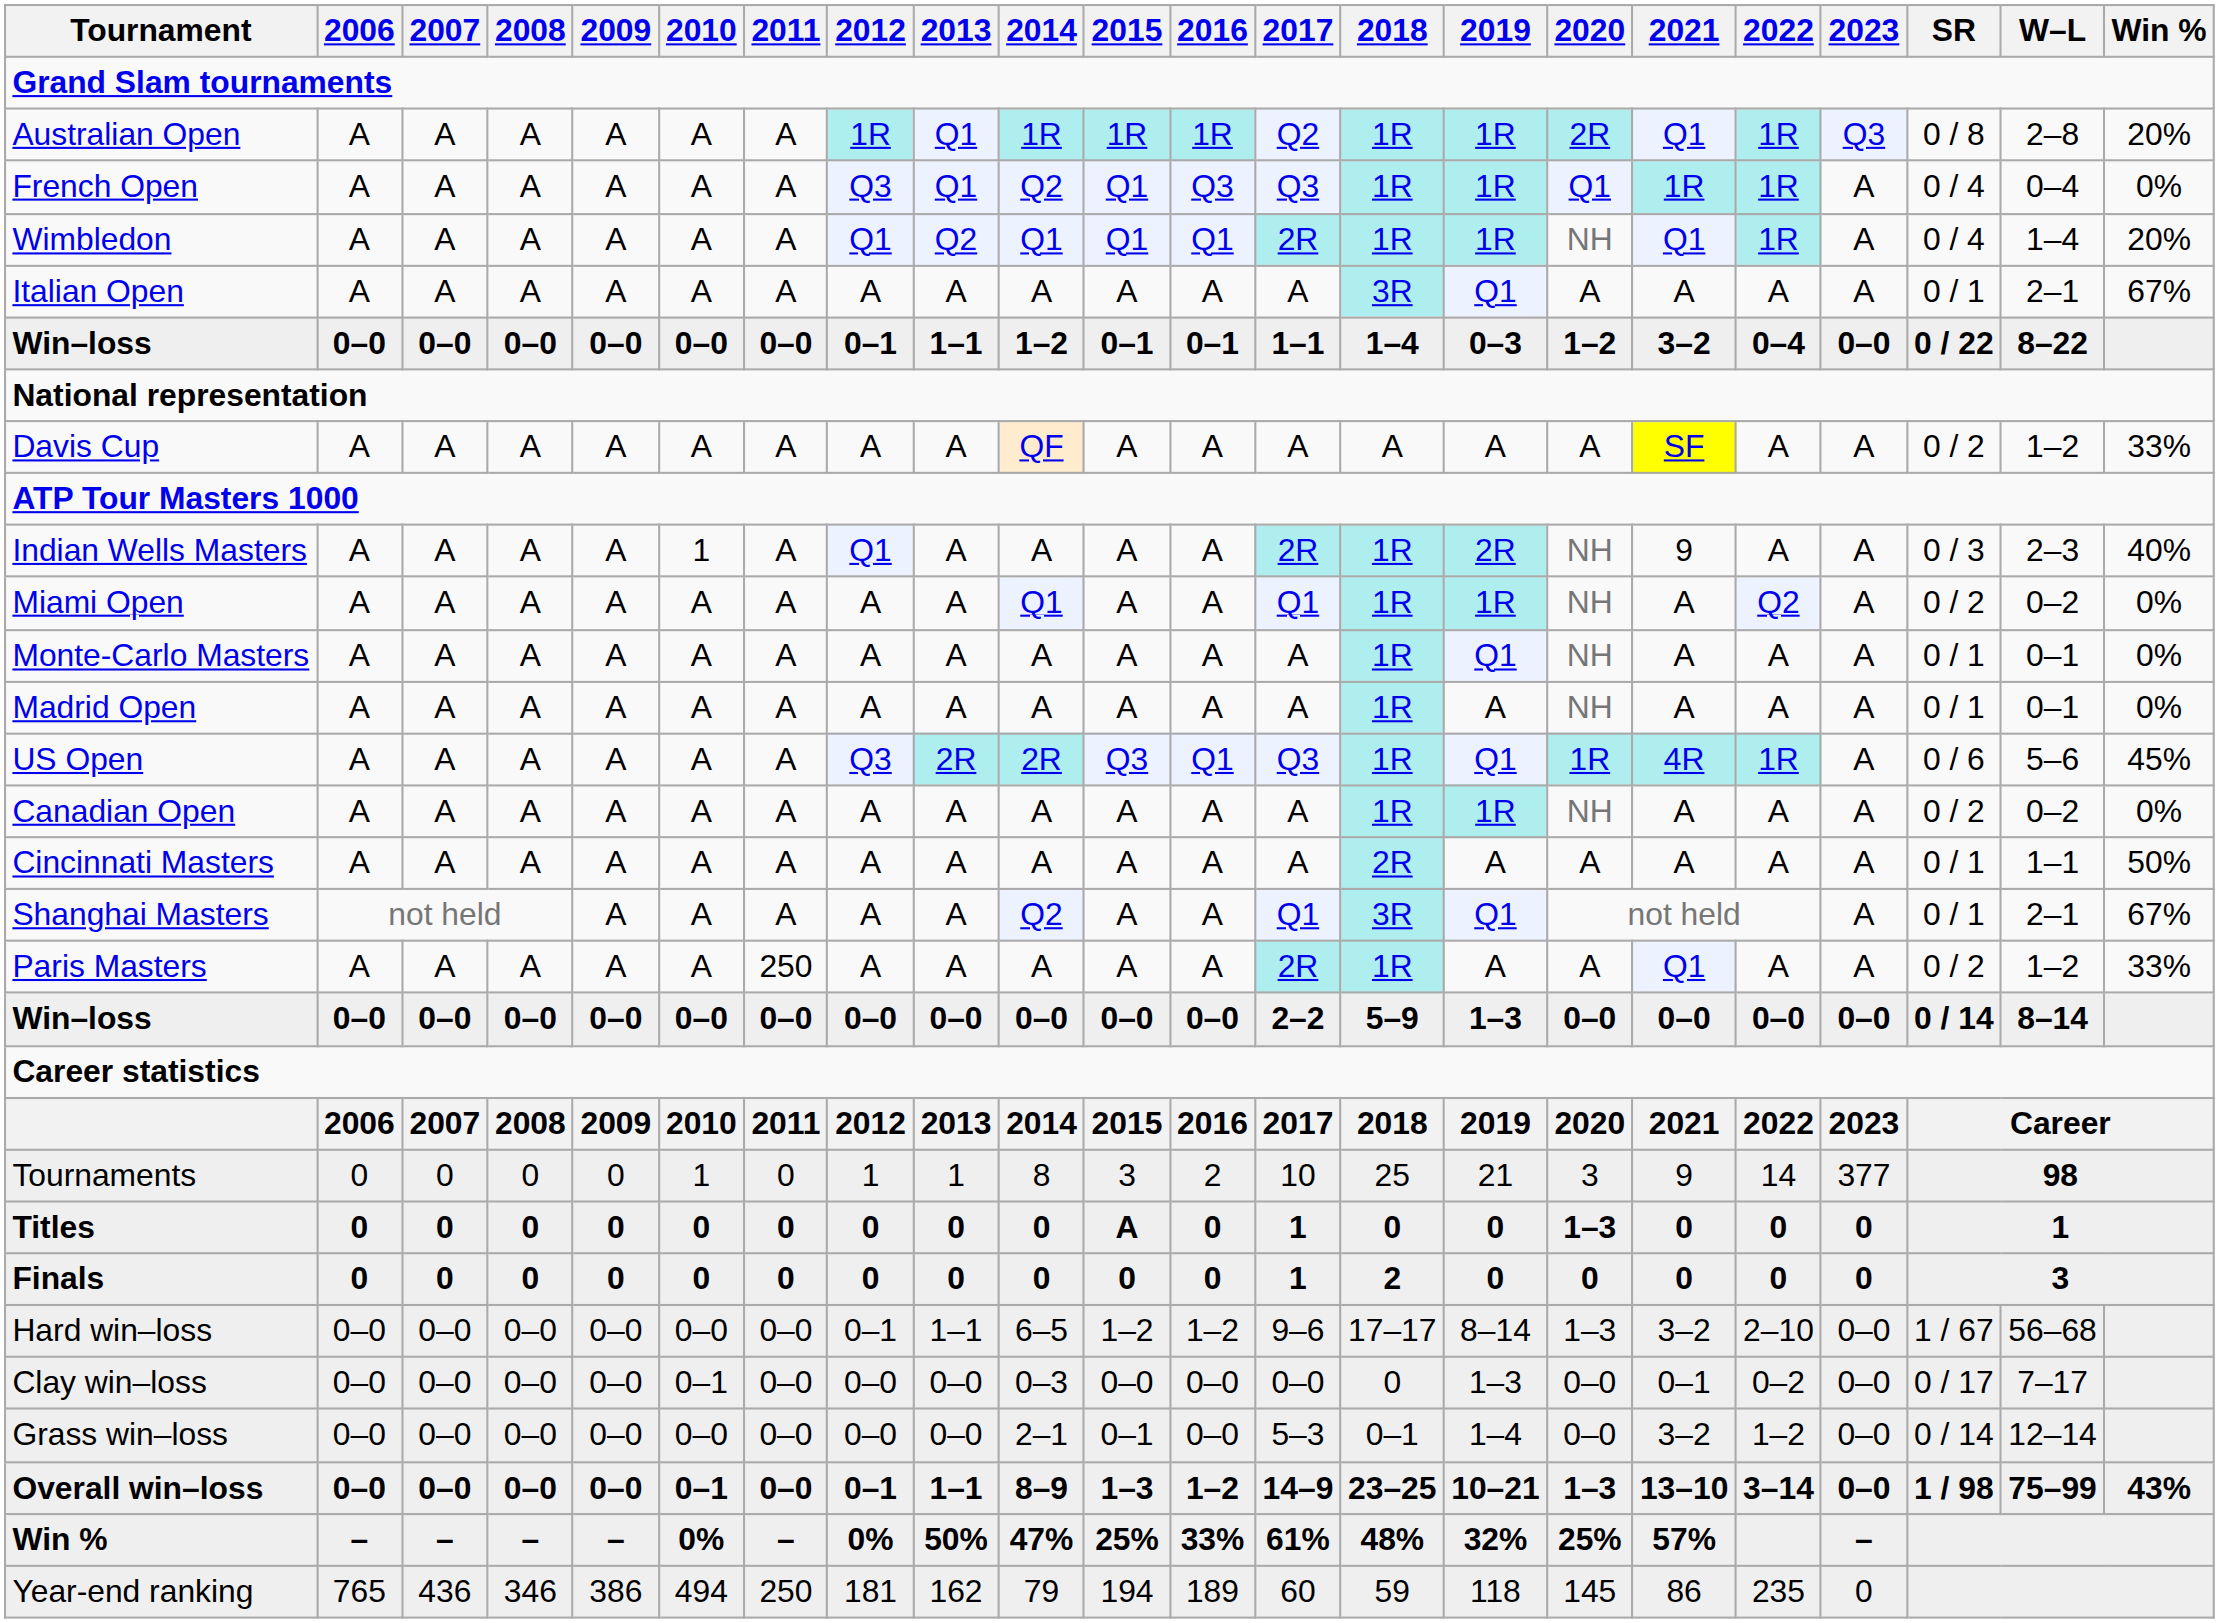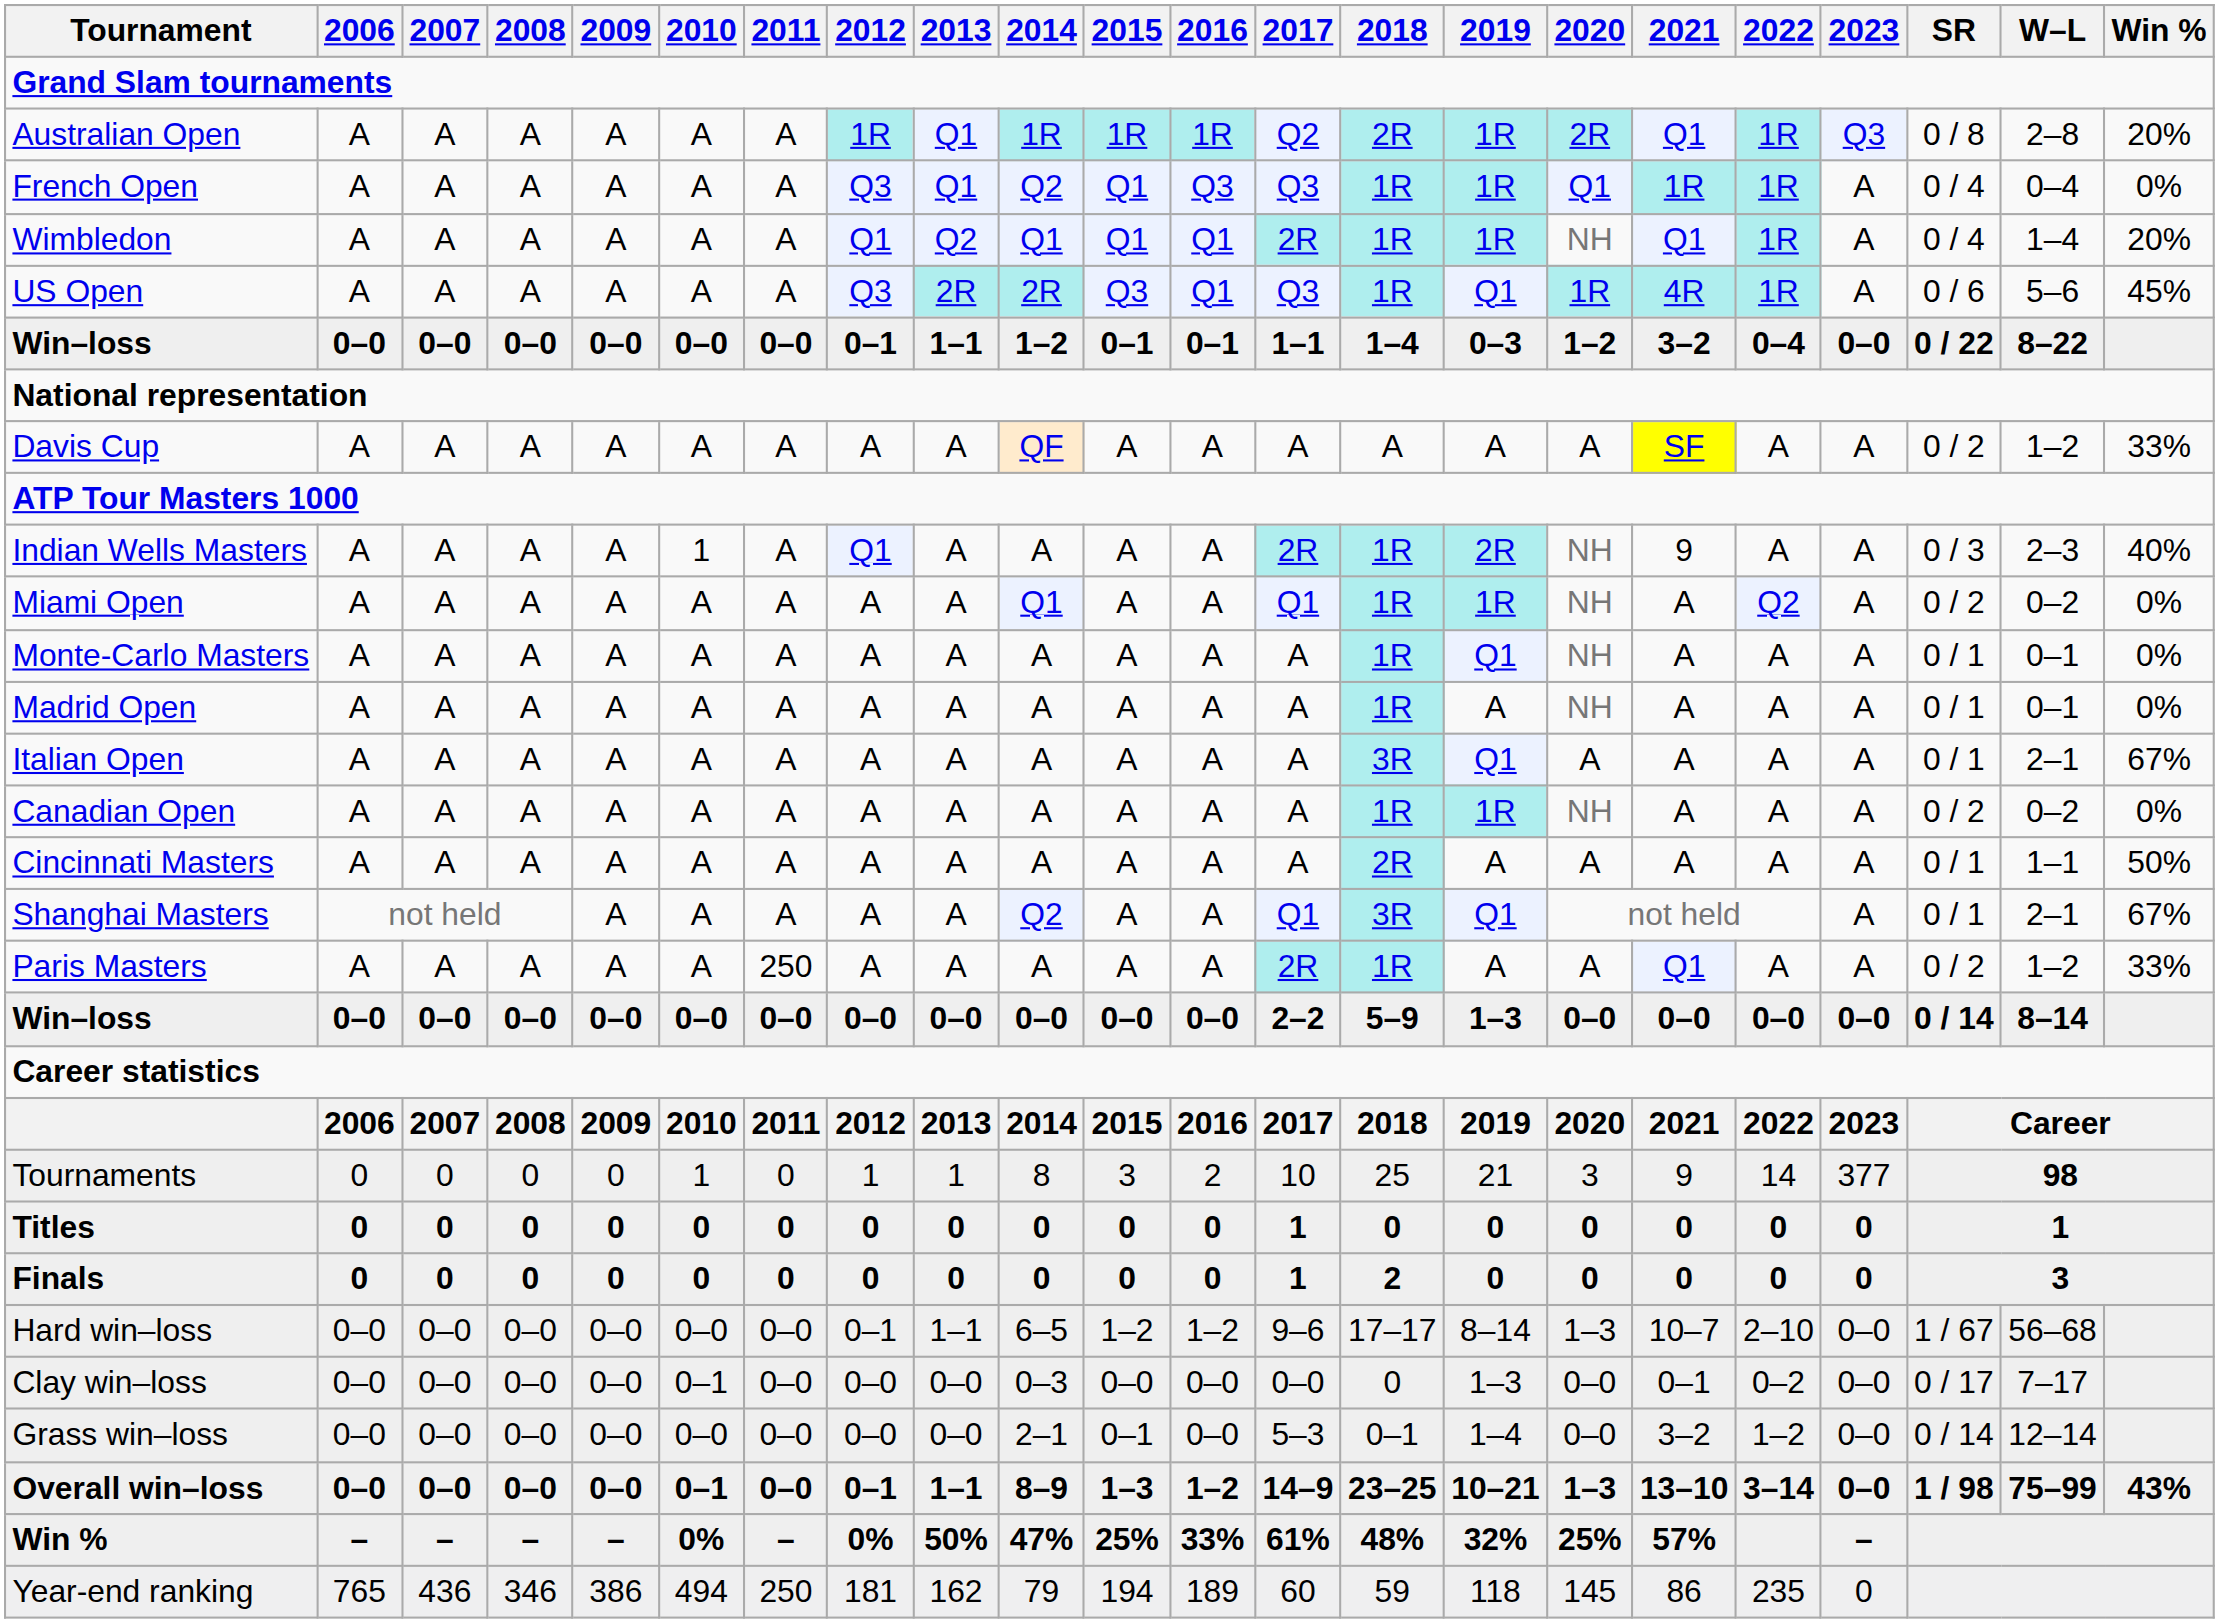(1392, 134) 1R -> (1392, 134) 2R
rows swapped: (78, 758) <-> (98, 290)
(1127, 1227) A -> (1127, 1227) 0
(1590, 1227) 1–3 -> (1590, 1227) 0
(1684, 1331) 3–2 -> (1684, 1331) 10–7
